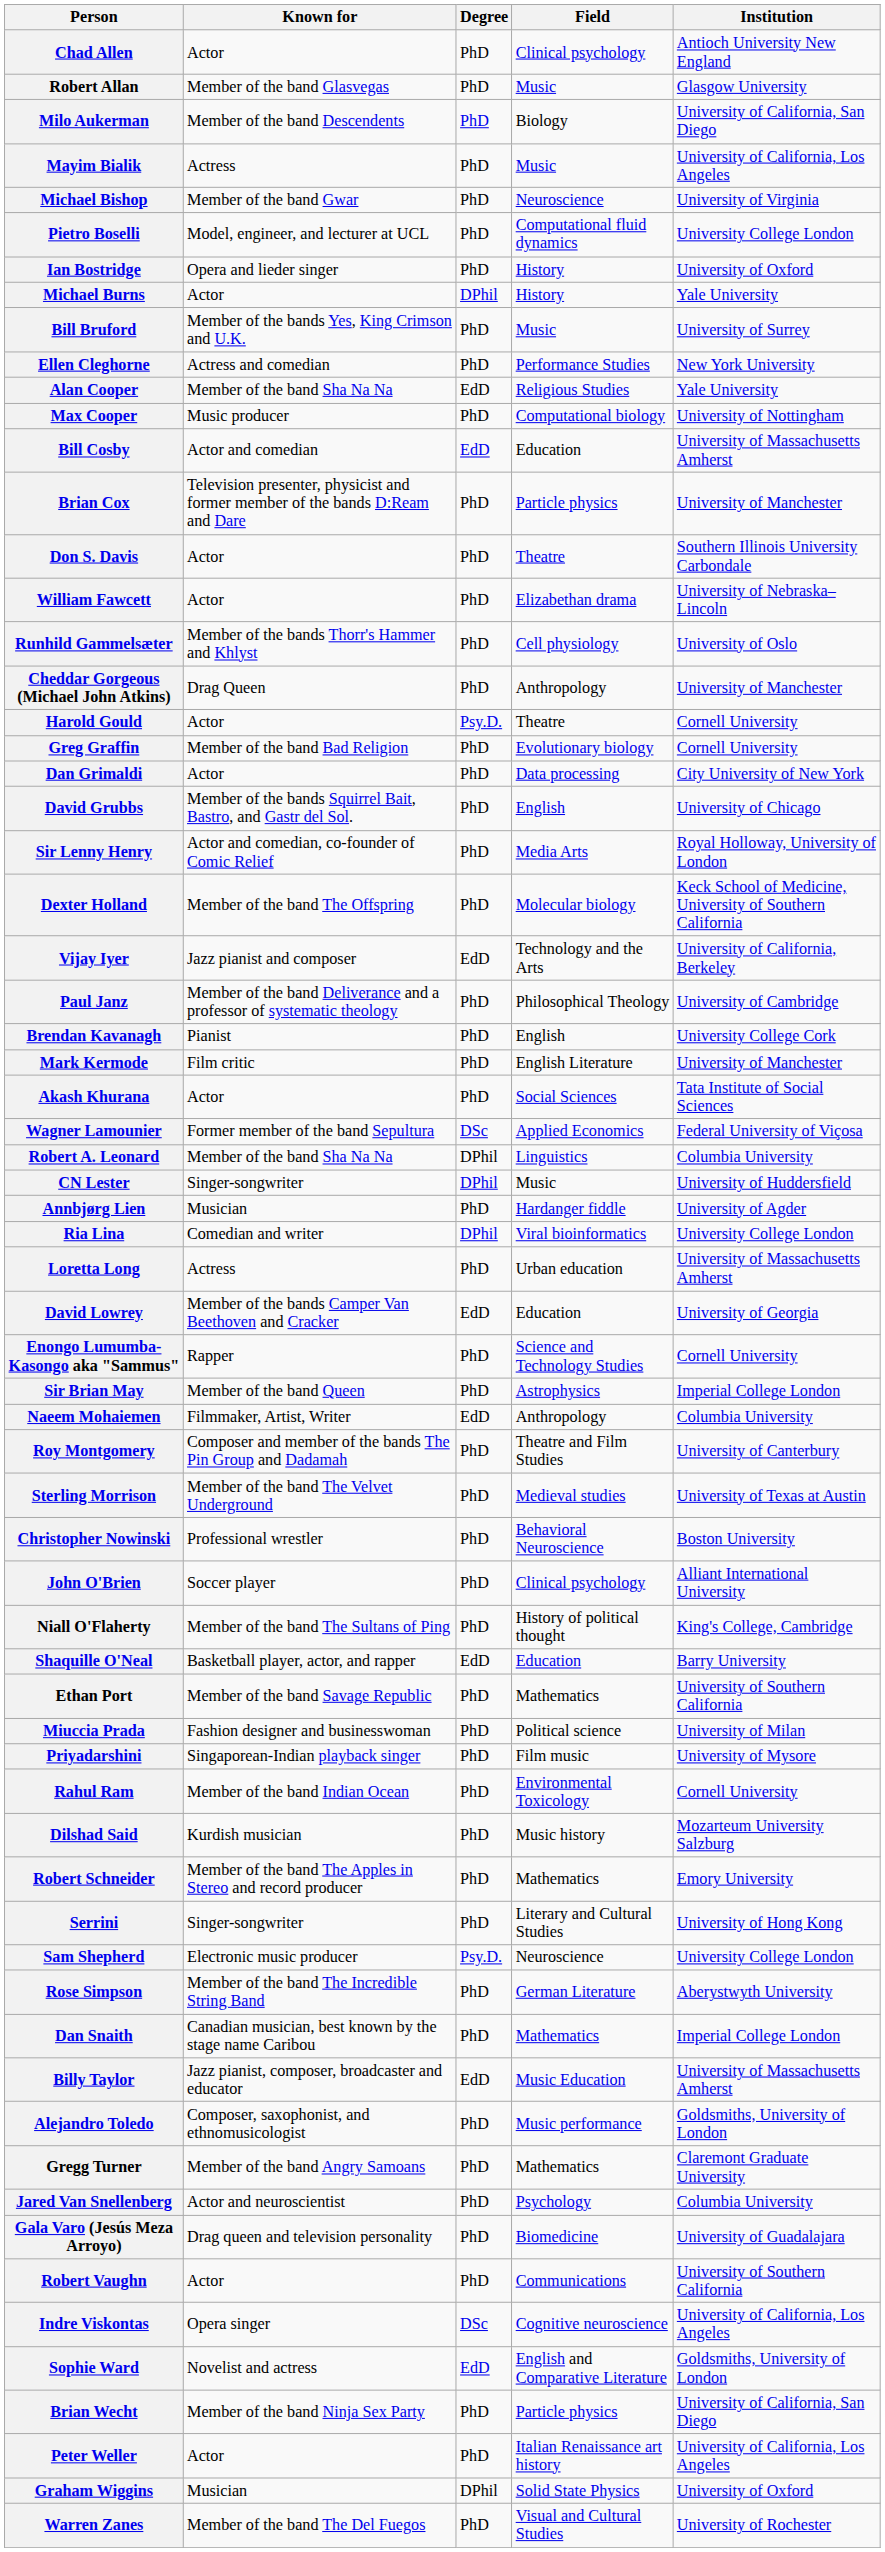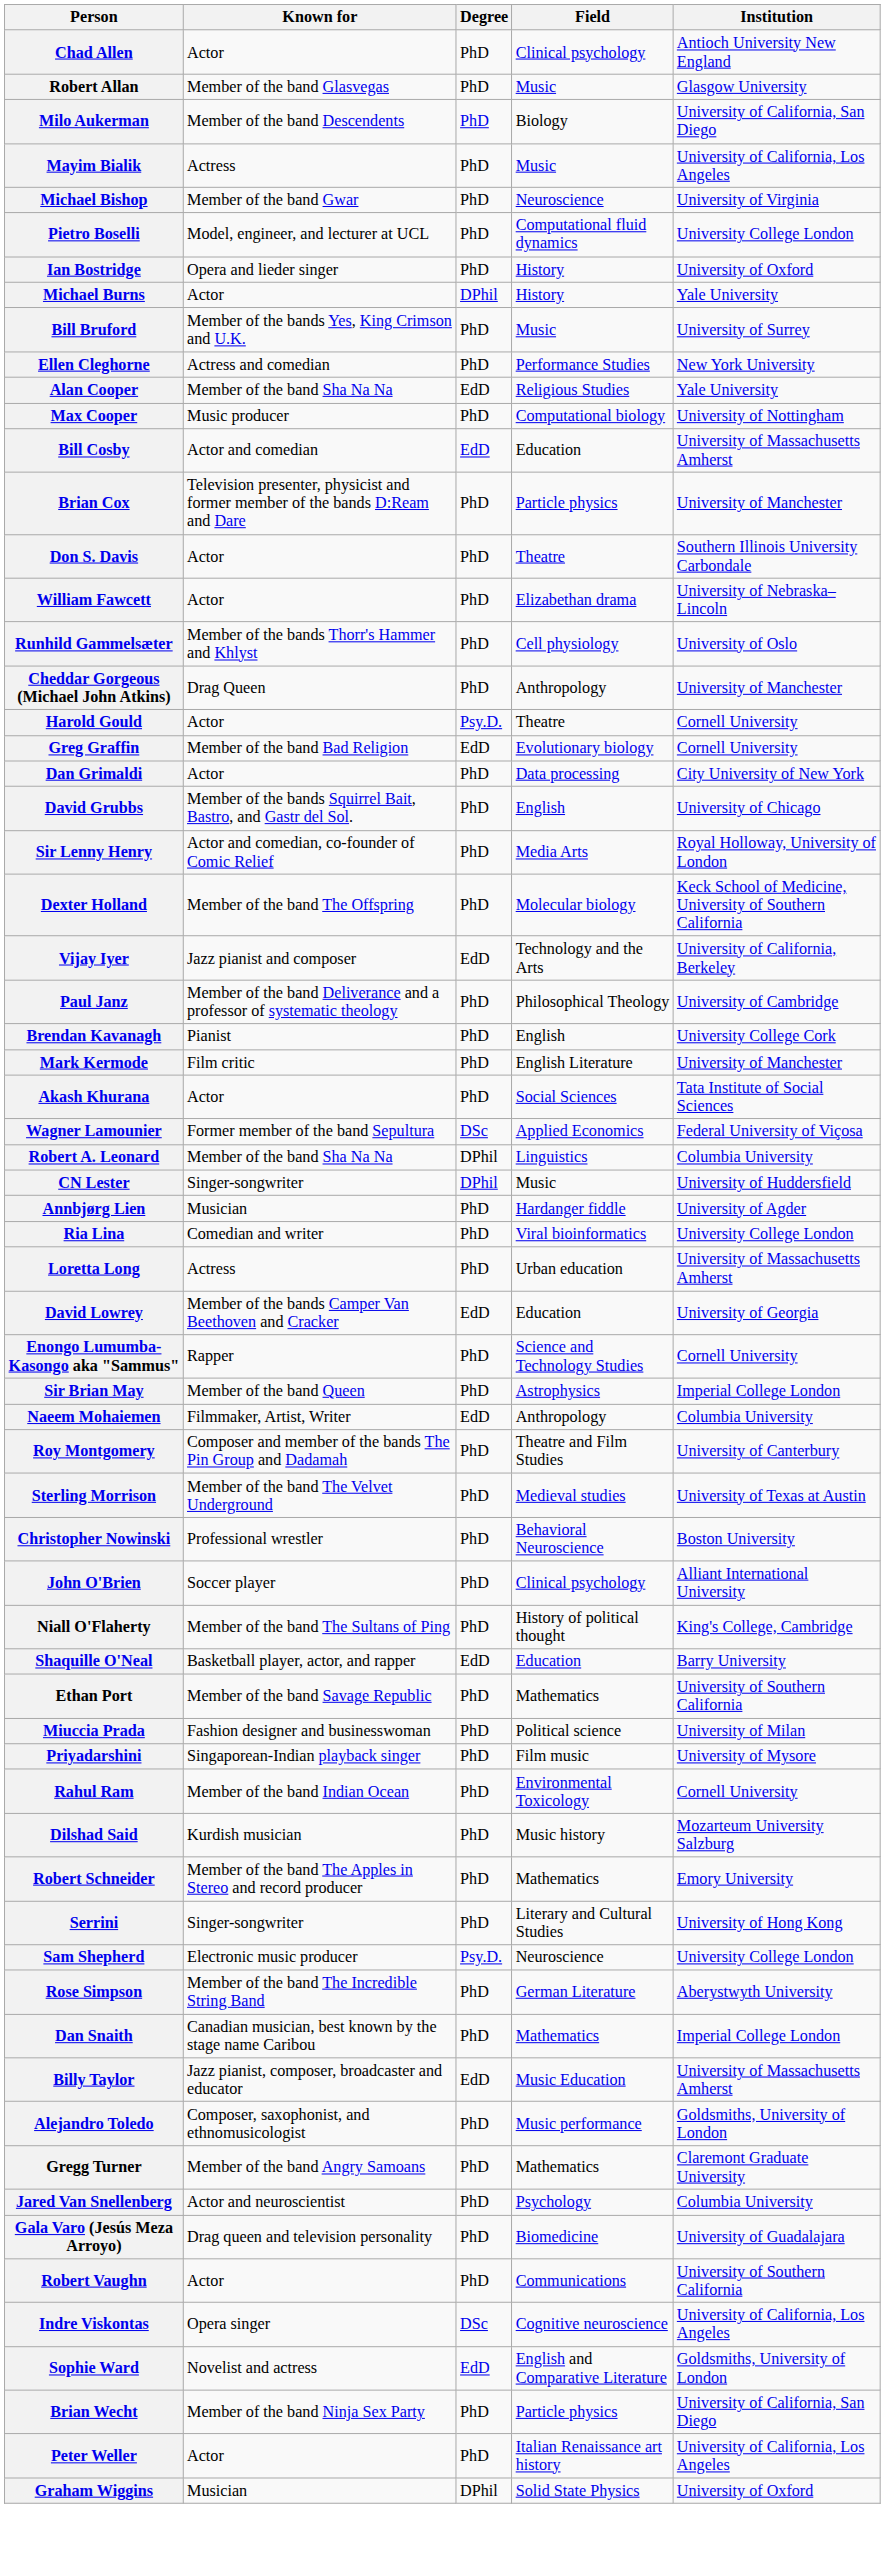(474, 748) PhD -> (475, 748) EdD
(479, 1234) DPhil -> (474, 1234) PhD
- row: (94, 2525)
